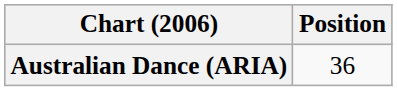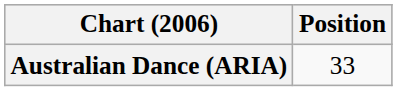(342, 64) 36 -> (342, 64) 33
